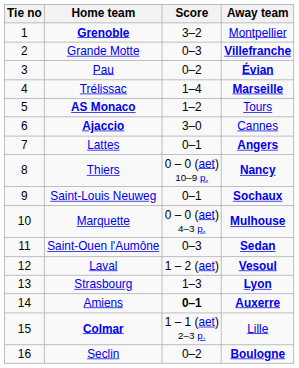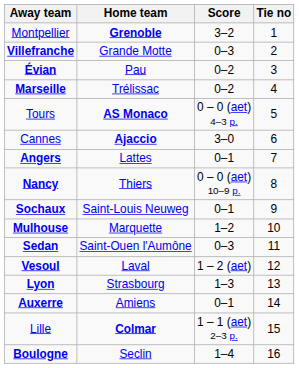columns swapped: (24, 13) <-> (258, 13)
(192, 88) 1–4 -> (224, 88) 0–2
(192, 107) 1–2 -> (224, 114) 0 – 0 (aet) 4–3 p.
(192, 221) 0 – 0 (aet) 4–3 p. -> (224, 228) 1–2
(192, 303) bold -> (224, 303) normal
(192, 354) 0–2 -> (224, 354) 1–4
